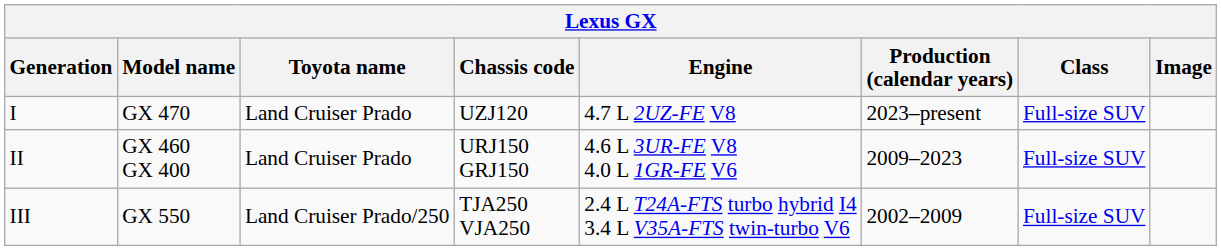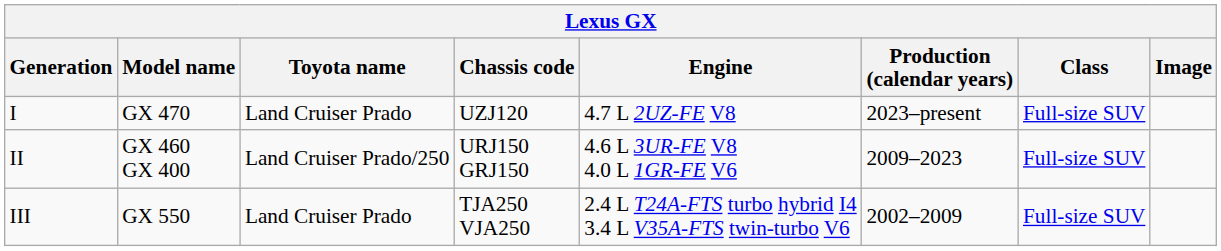(328, 158) Land Cruiser Prado -> (347, 158) Land Cruiser Prado/250
(347, 216) Land Cruiser Prado/250 -> (328, 216) Land Cruiser Prado
